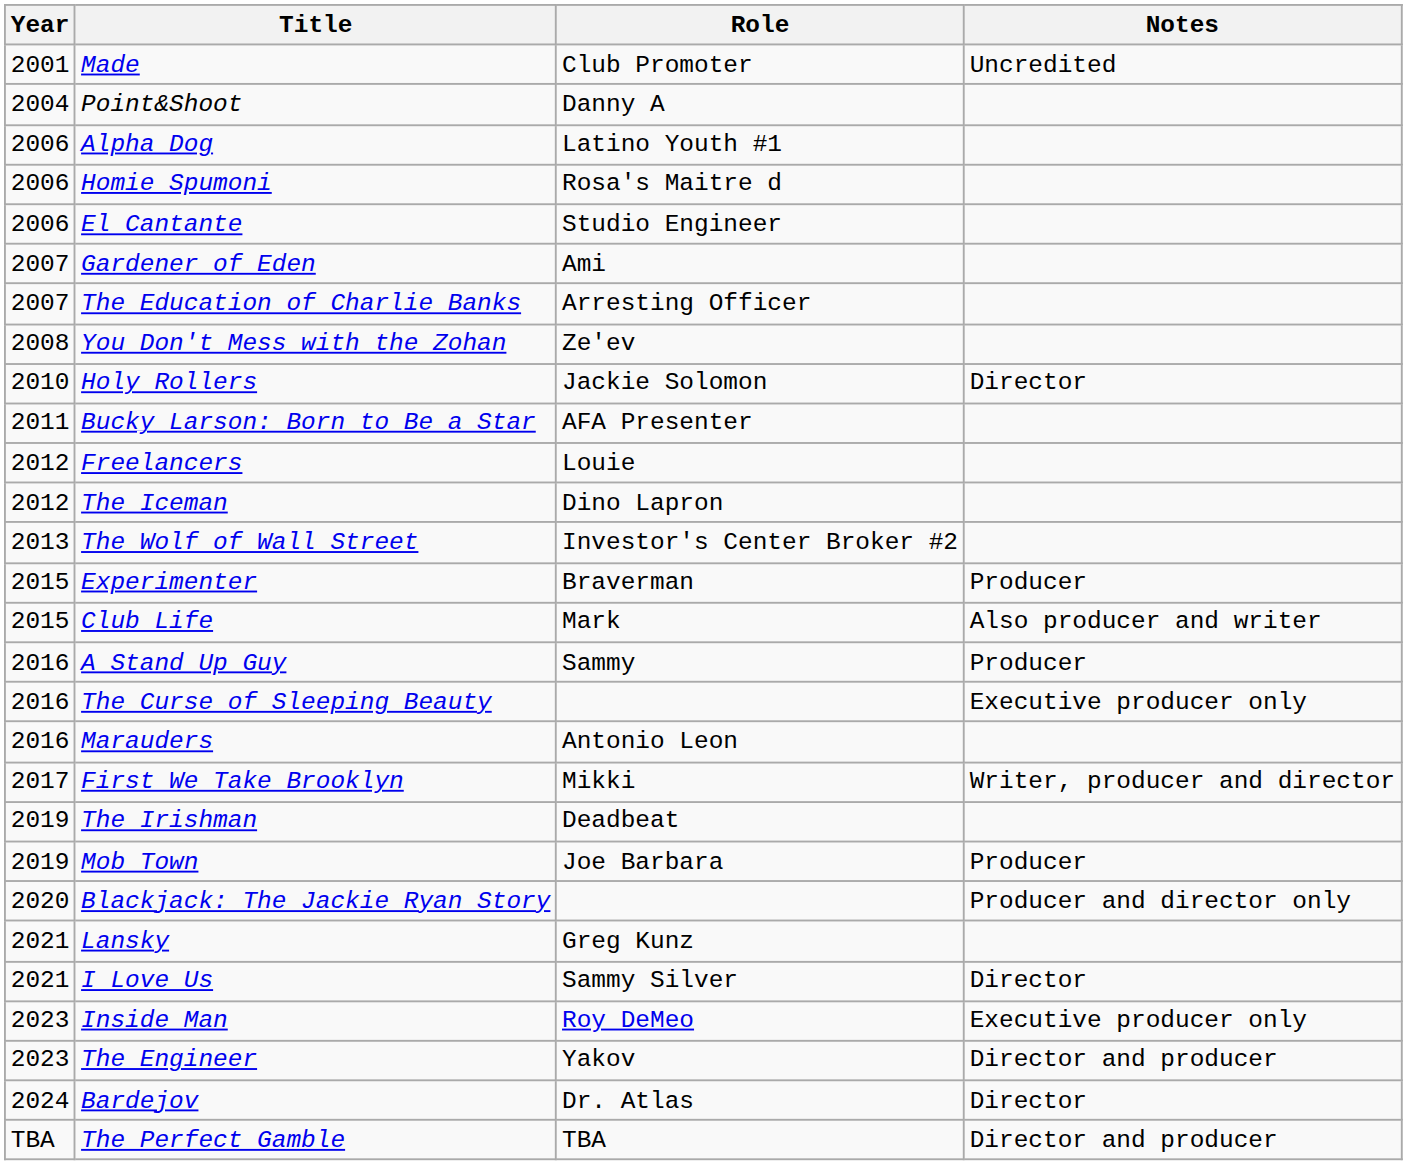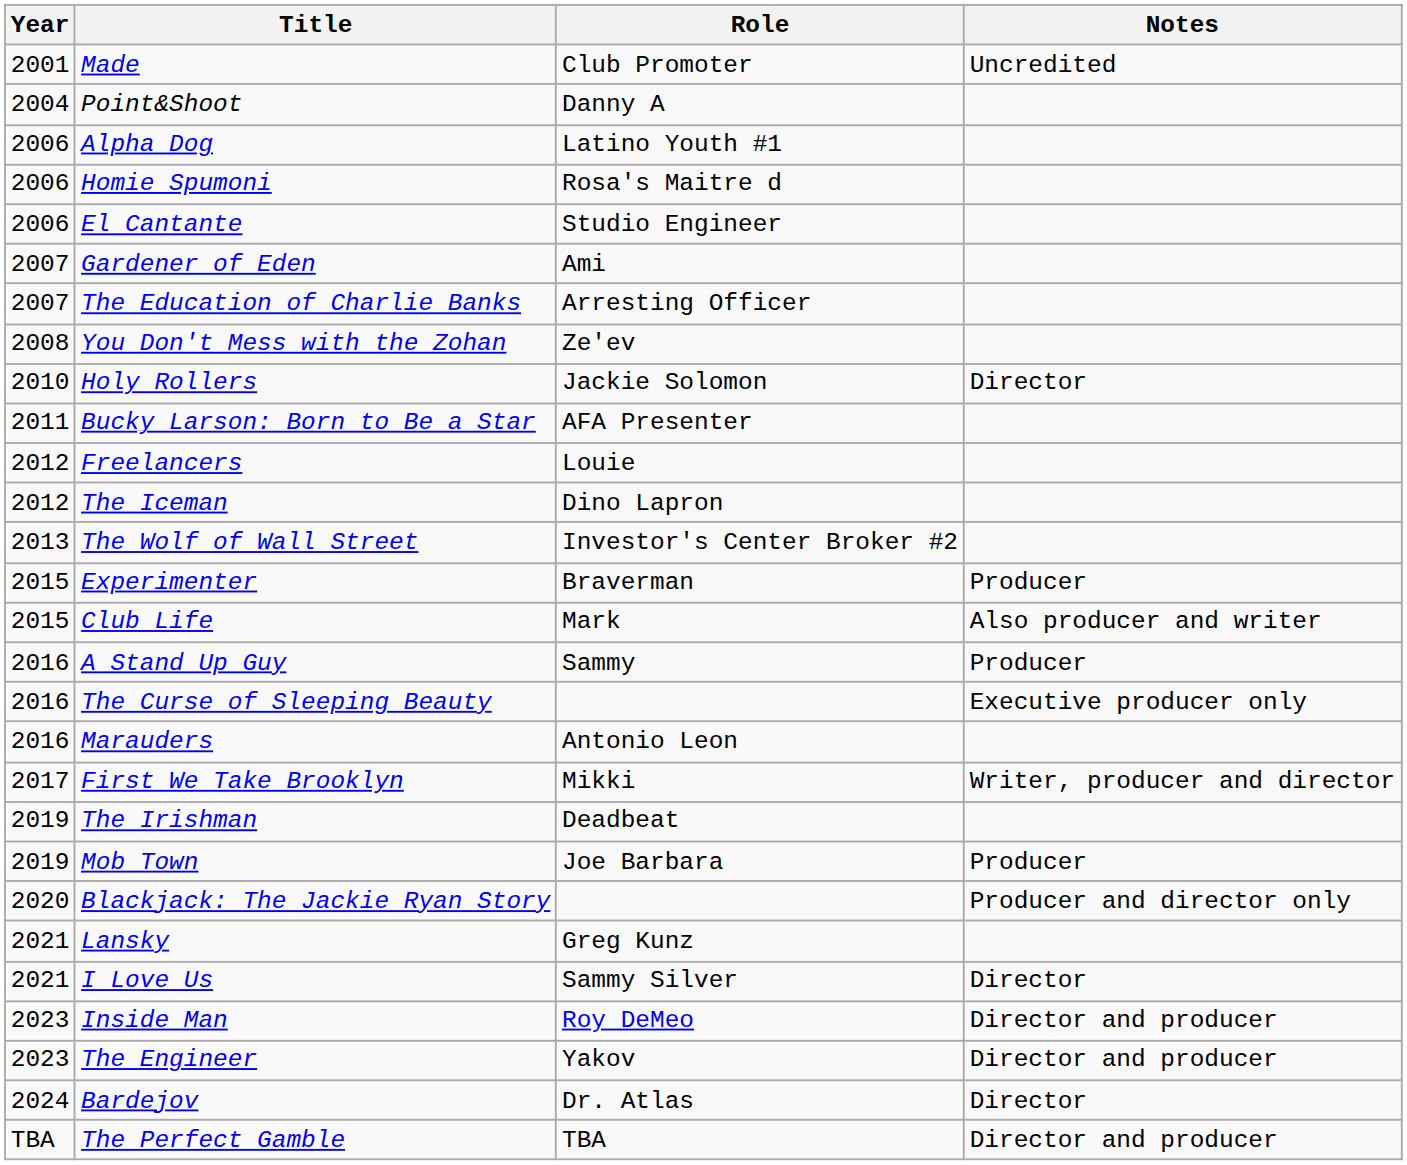(1138, 1021) Executive producer only -> (1124, 1021) Director and producer
